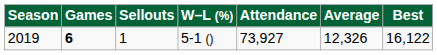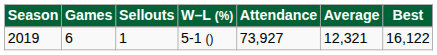(69, 38) bold -> (69, 38) normal
(346, 38) 12,326 -> (346, 38) 12,321
